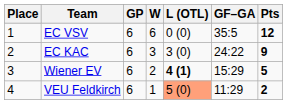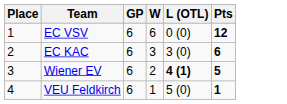- column: (235, 14)
(264, 52) 9 -> (217, 52) 6
(178, 90) lightsalmon background -> (178, 90) no background
(264, 90) 2 -> (217, 90) 1
